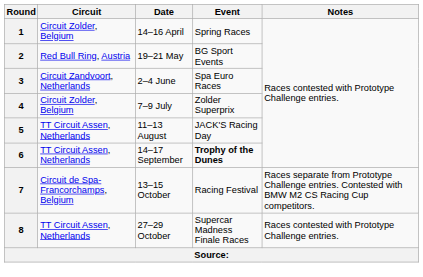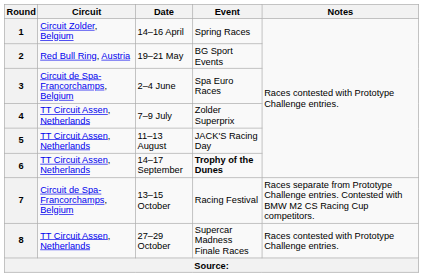(77, 80) Circuit Zandvoort, Netherlands -> (74, 86) Circuit de Spa-Francorchamps, Belgium
(69, 105) Circuit Zolder, Belgium -> (75, 115) TT Circuit Assen, Netherlands
